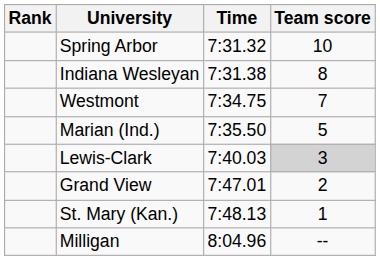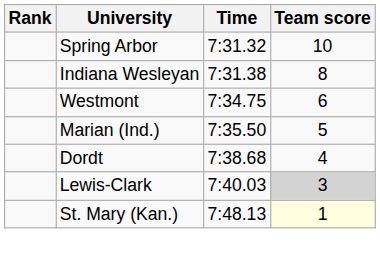(323, 102) 7 -> (323, 102) 6
+ row: (81, 158)
- row: (106, 185)
(323, 213) no background -> (323, 213) lightyellow background
- row: (90, 241)
